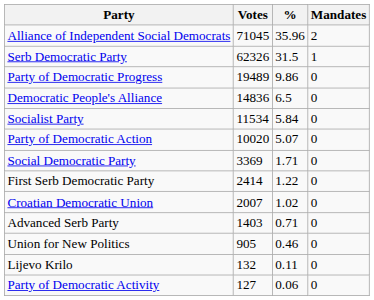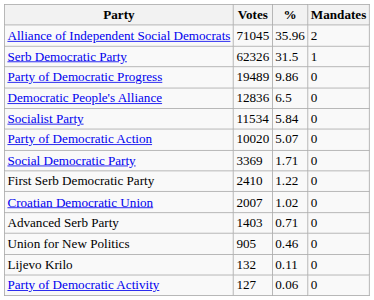(253, 98) 14836 -> (253, 98) 12836
(250, 181) 2414 -> (250, 181) 2410
